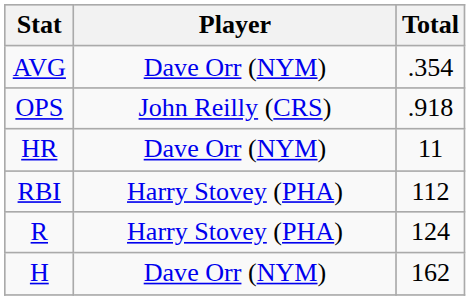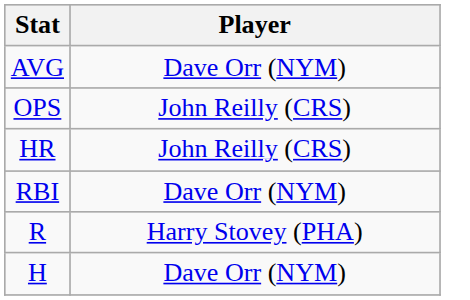- column: (431, 25)
(235, 149) Dave Orr (NYM) -> (255, 149) John Reilly (CRS)
(235, 190) Harry Stovey (PHA) -> (255, 190) Dave Orr (NYM)
